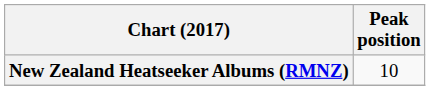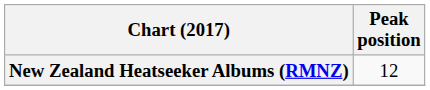(389, 70) 10 -> (389, 70) 12
